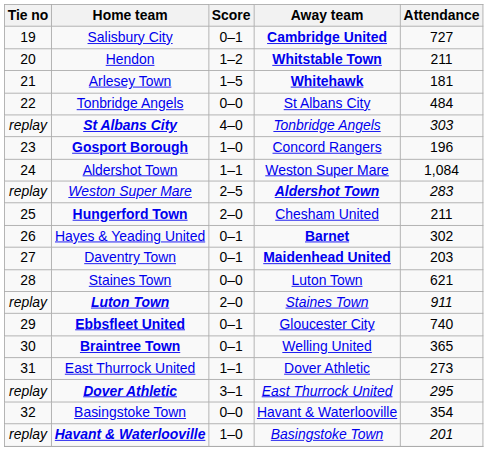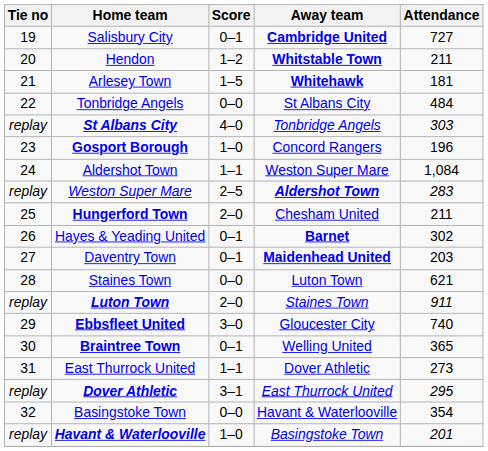(231, 324) 0–1 -> (231, 324) 3–0
